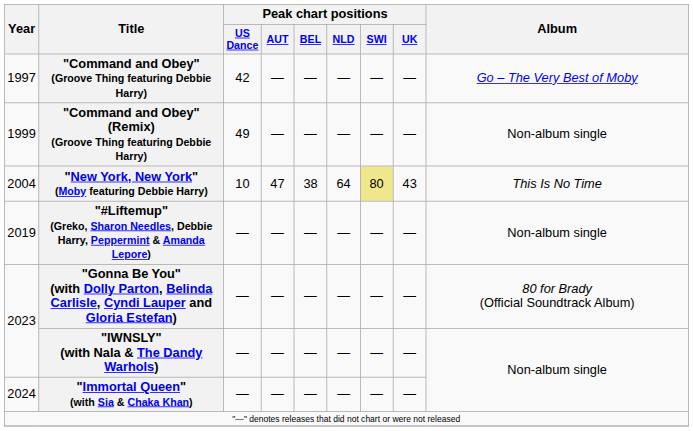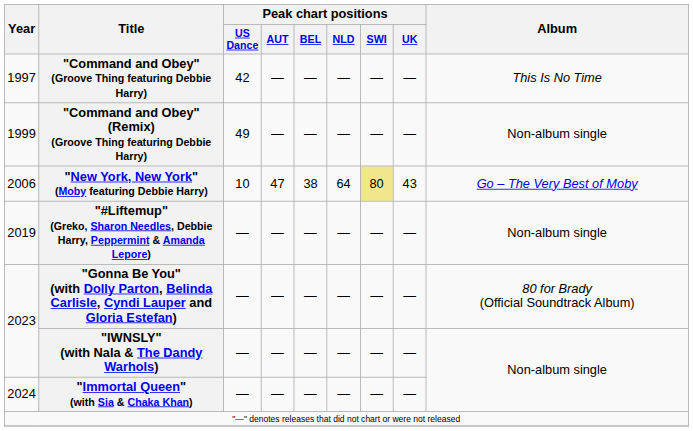(557, 78) Go – The Very Best of Moby -> (557, 78) This Is No Time
(22, 183) 2004 -> (22, 183) 2006
(557, 183) This Is No Time -> (557, 183) Go – The Very Best of Moby
